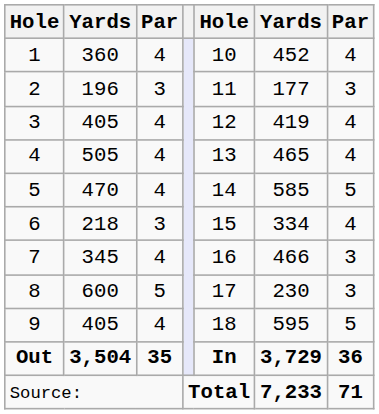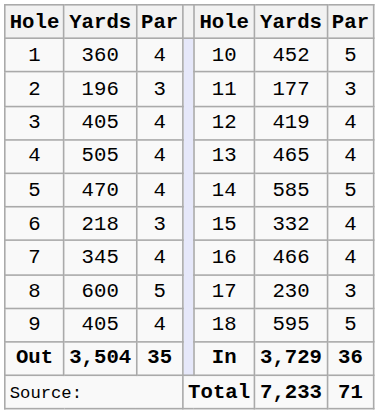(350, 55) 4 -> (350, 55) 5
(291, 224) 334 -> (291, 224) 332
(350, 257) 3 -> (350, 257) 4
